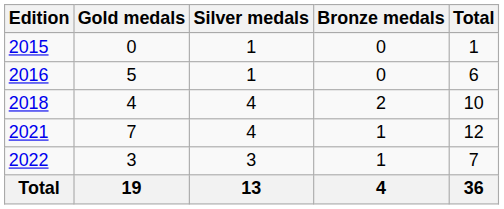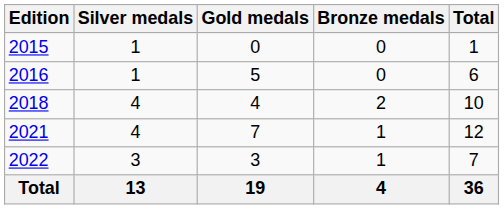columns swapped: (131, 18) <-> (251, 18)
